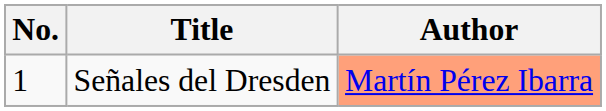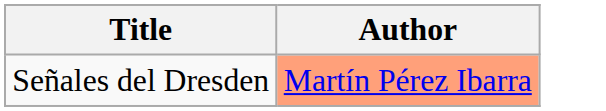- column: (36, 29)
